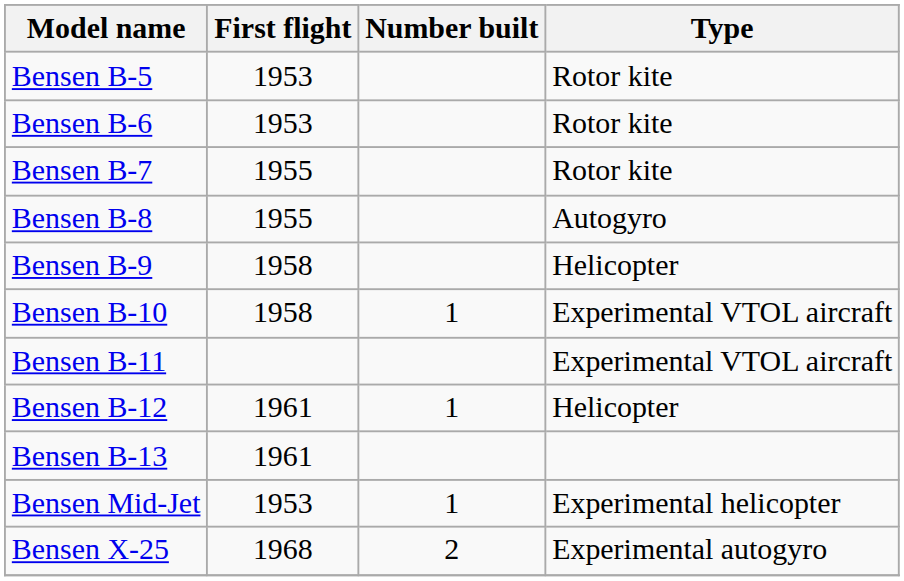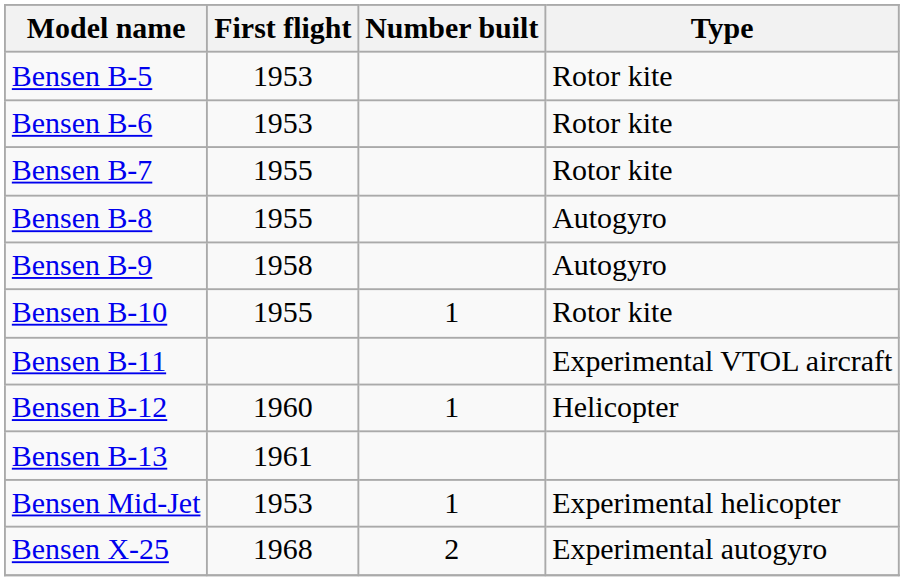(615, 265) Helicopter -> (609, 265) Autogyro
(283, 312) 1958 -> (283, 312) 1955
(722, 312) Experimental VTOL aircraft -> (612, 312) Rotor kite
(283, 407) 1961 -> (283, 407) 1960
